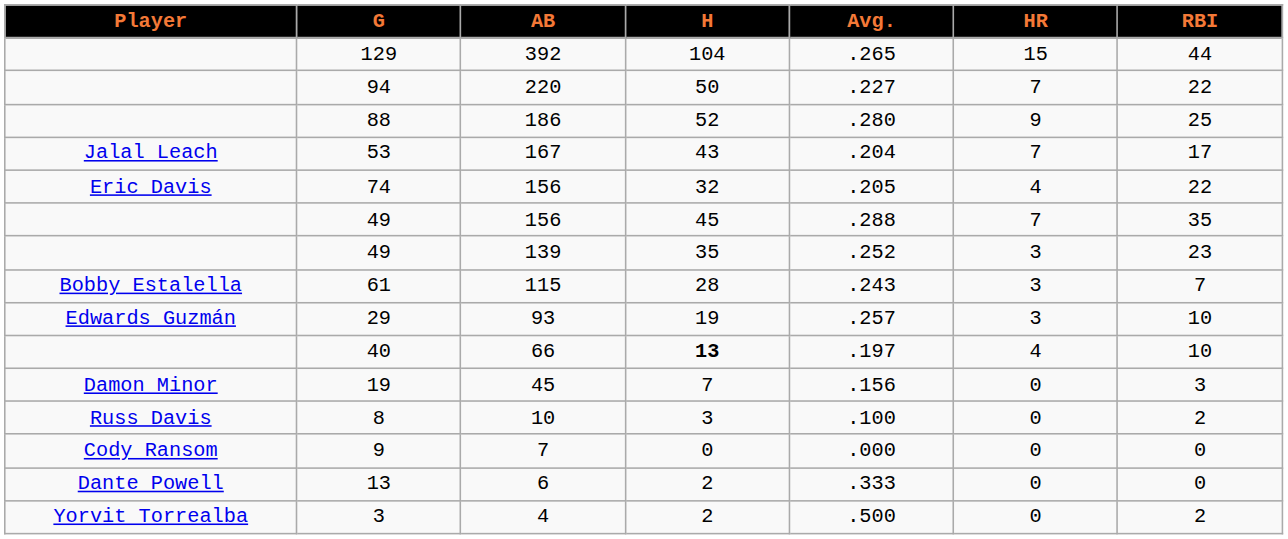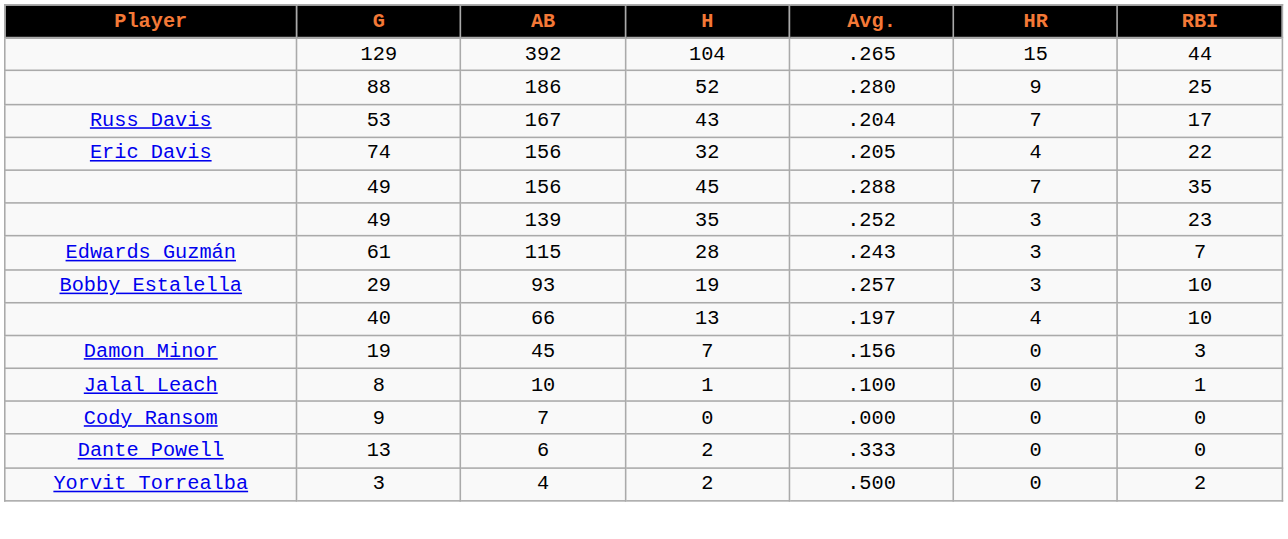- row: (379, 87)
(151, 154) Jalal Leach -> (151, 120) Russ Davis
(151, 286) Bobby Estalella -> (151, 253) Edwards Guzmán
(151, 319) Edwards Guzmán -> (151, 286) Bobby Estalella
(707, 352) bold -> (707, 319) normal
(151, 418) Russ Davis -> (151, 385) Jalal Leach
(707, 418) 3 -> (707, 385) 1
(1200, 418) 2 -> (1200, 385) 1
